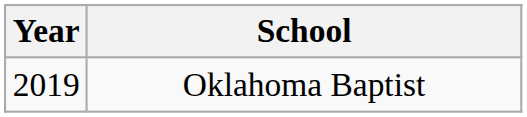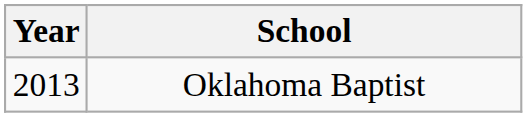(46, 84) 2019 -> (46, 84) 2013
